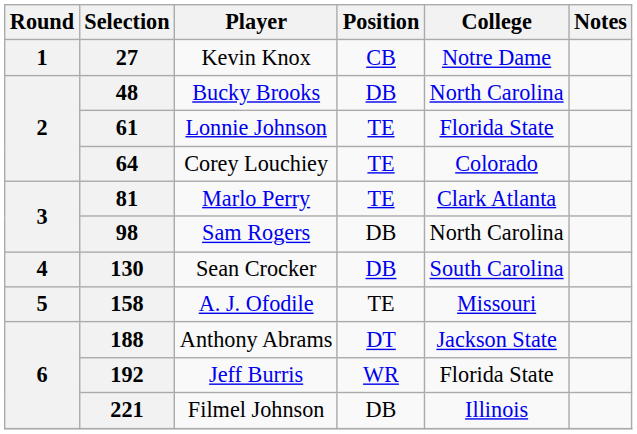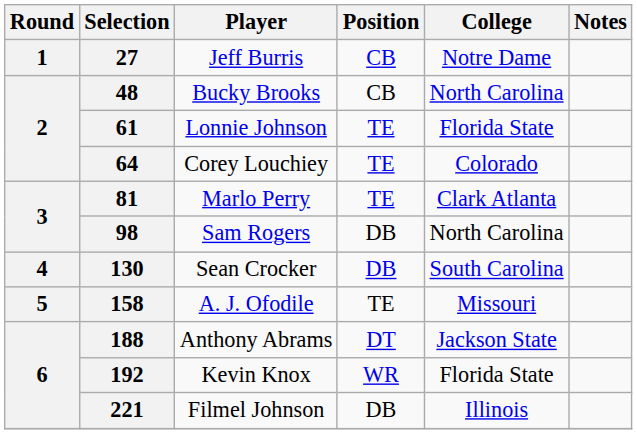(256, 57) Kevin Knox -> (256, 57) Jeff Burris
(381, 92) DB -> (381, 92) CB
(256, 374) Jeff Burris -> (256, 374) Kevin Knox
